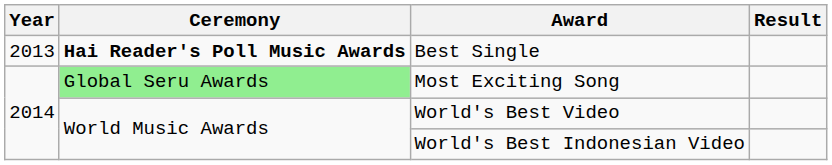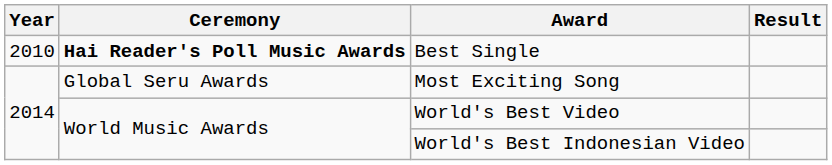(32, 51) 2013 -> (32, 51) 2010
(166, 82) lightgreen background -> (166, 82) no background
